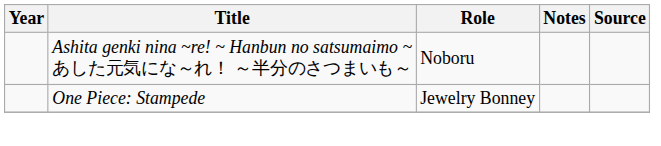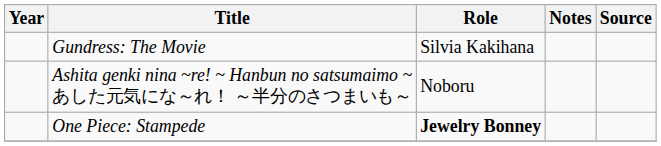+ row: (129, 46)
(478, 98) normal -> (481, 126) bold
